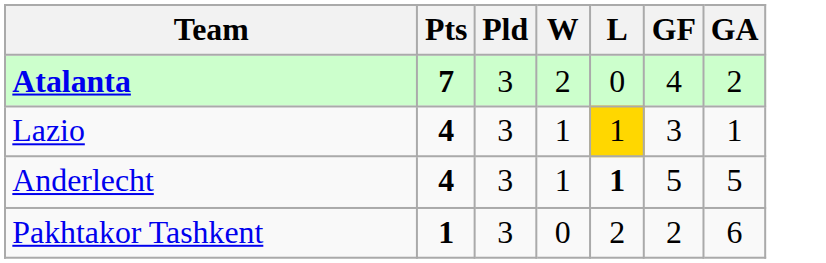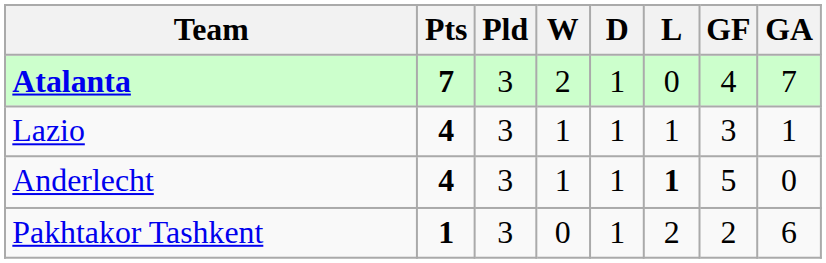+ column: (617, 29)
(735, 80) 2 -> (789, 80) 7
(617, 130) gold background -> (672, 130) no background
(735, 181) 5 -> (789, 181) 0
